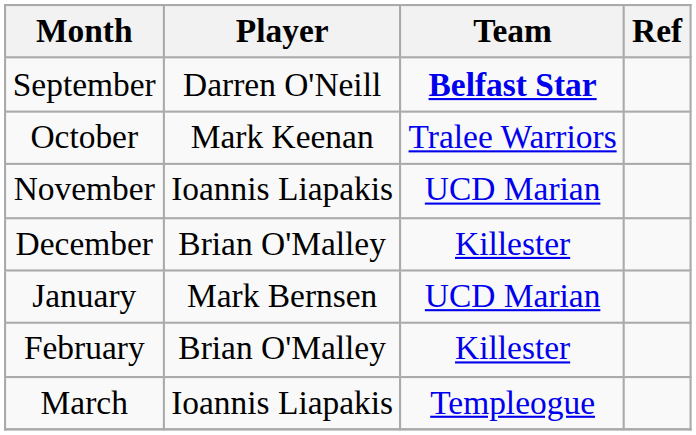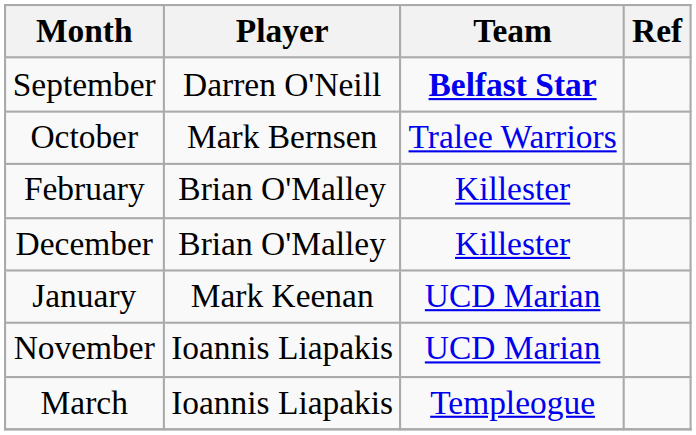(282, 137) Mark Keenan -> (282, 137) Mark Bernsen
rows swapped: (84, 190) <-> (84, 349)
(282, 296) Mark Bernsen -> (282, 296) Mark Keenan
